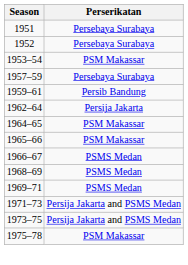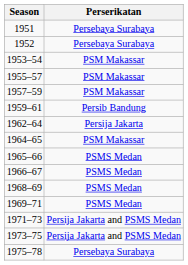+ row: (24, 76)
(114, 76) Persebaya Surabaya -> (114, 92) PSM Makassar
(114, 140) PSM Makassar -> (114, 156) PSMS Medan
(114, 236) PSM Makassar -> (114, 252) Persebaya Surabaya
